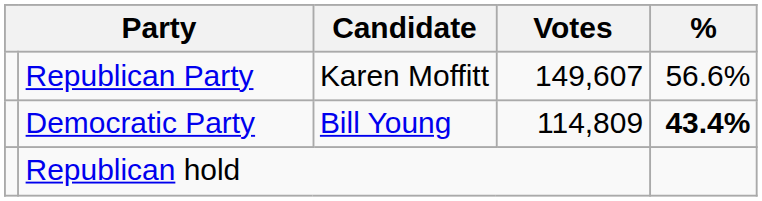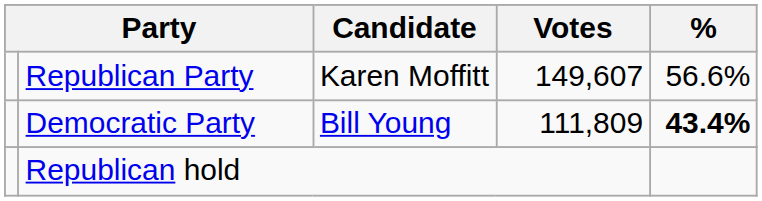(590, 123) 114,809 -> (591, 123) 111,809
